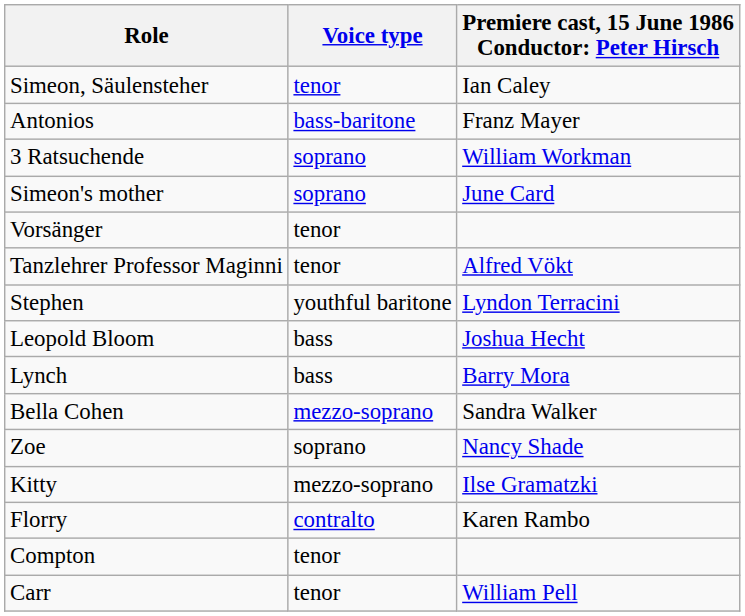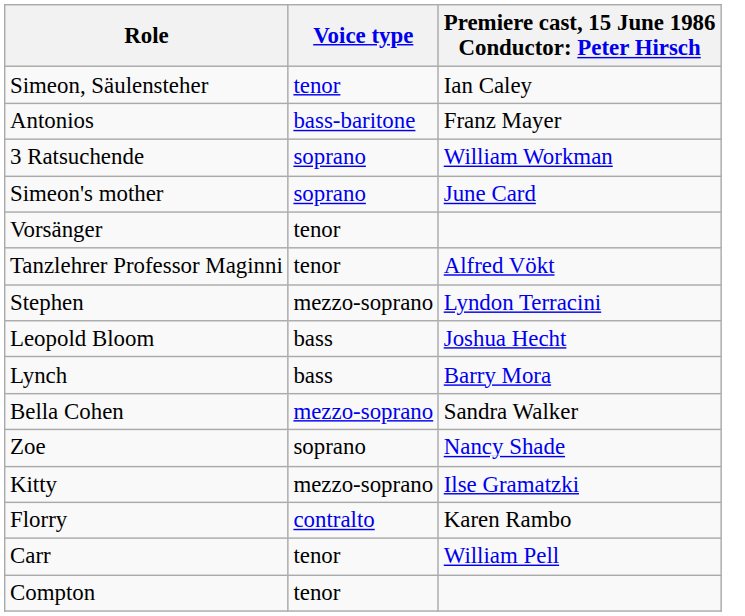(373, 302) youthful baritone -> (363, 302) mezzo-soprano
rows swapped: (30, 592) <-> (53, 556)
